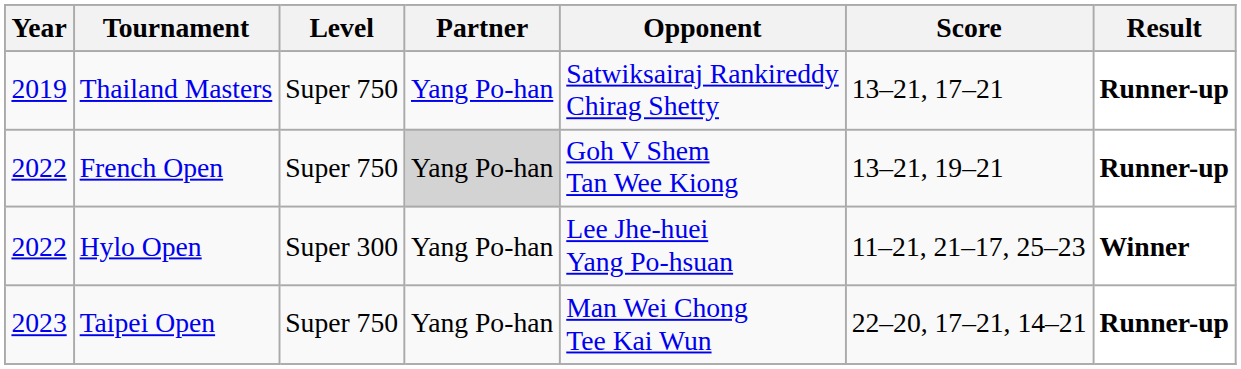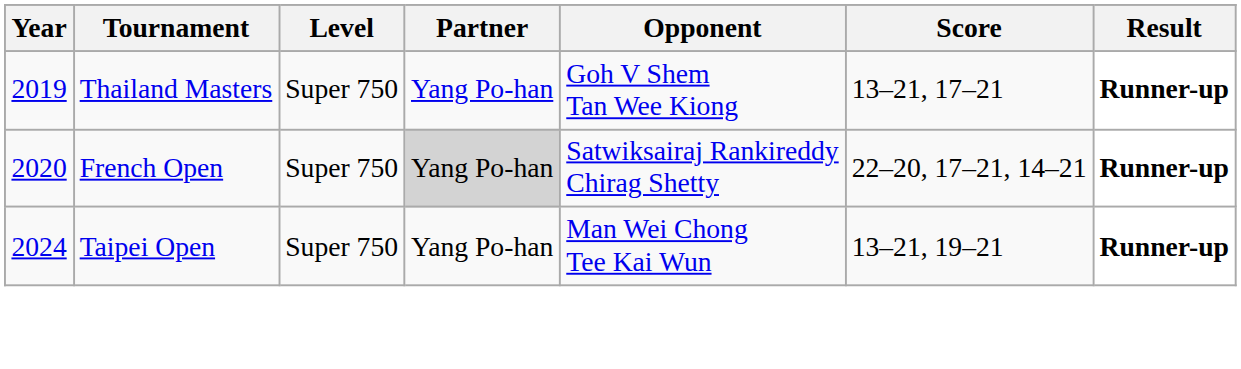(702, 89) Satwiksairaj Rankireddy Chirag Shetty -> (652, 89) Goh V Shem Tan Wee Kiong
(39, 167) 2022 -> (39, 167) 2020
(652, 167) Goh V Shem Tan Wee Kiong -> (702, 167) Satwiksairaj Rankireddy Chirag Shetty
(928, 167) 13–21, 19–21 -> (969, 167) 22–20, 17–21, 14–21
- row: (141, 246)
(39, 324) 2023 -> (39, 246) 2024
(969, 324) 22–20, 17–21, 14–21 -> (928, 246) 13–21, 19–21
